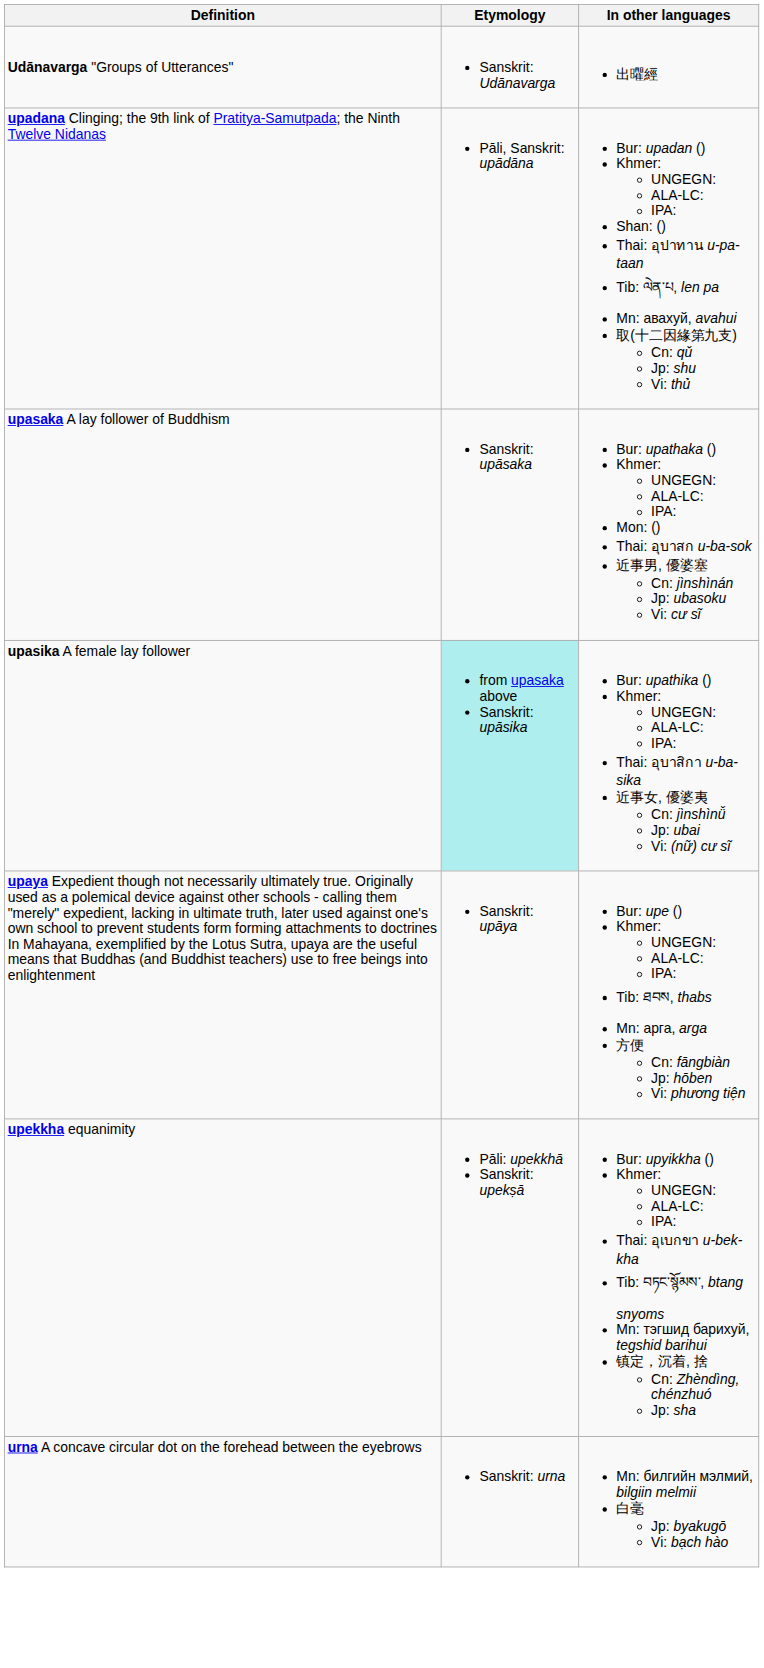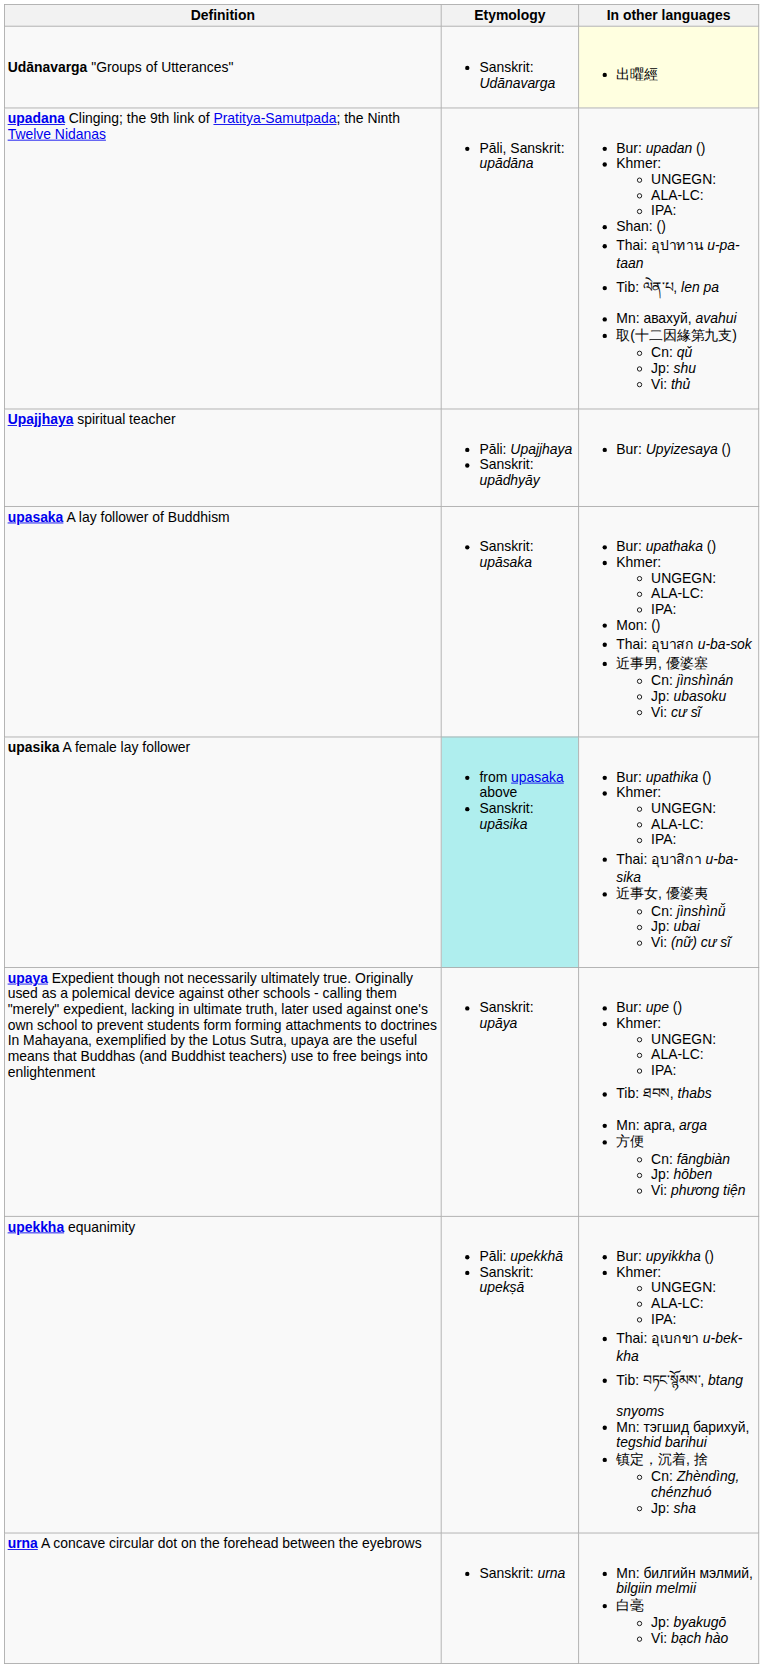(669, 75) no background -> (669, 75) lightyellow background
+ row: (92, 420)
